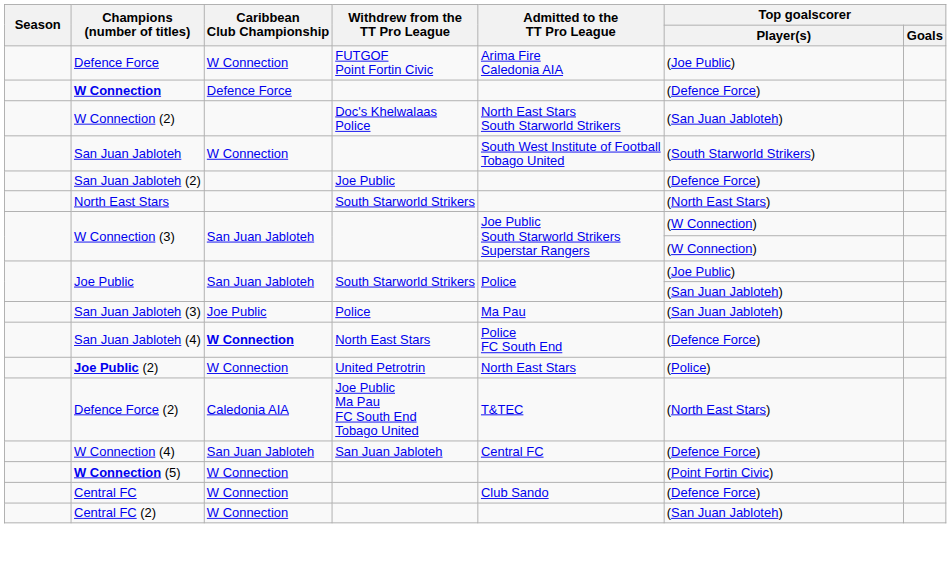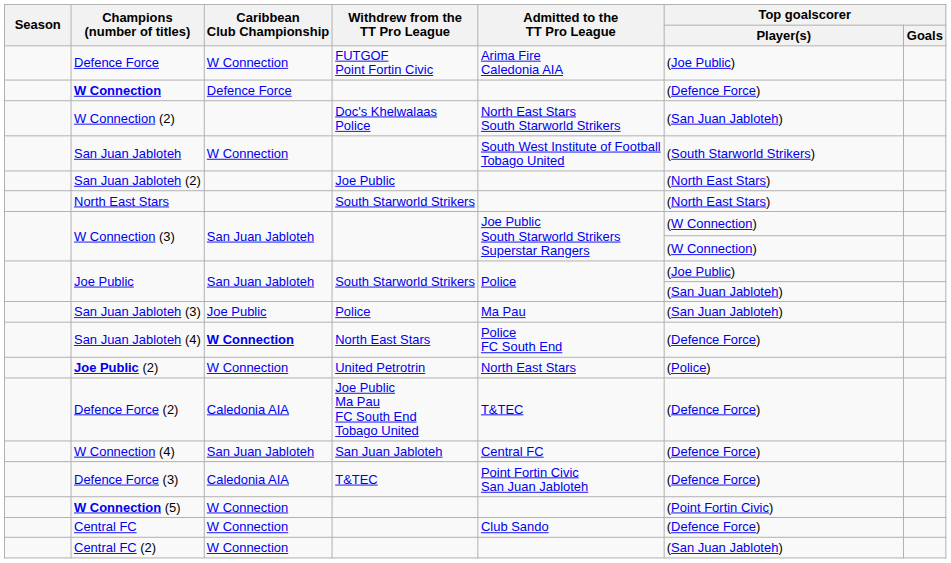(714, 181) (Defence Force) -> (719, 181) (North East Stars)
(719, 410) (North East Stars) -> (714, 410) (Defence Force)
+ row: (126, 479)
